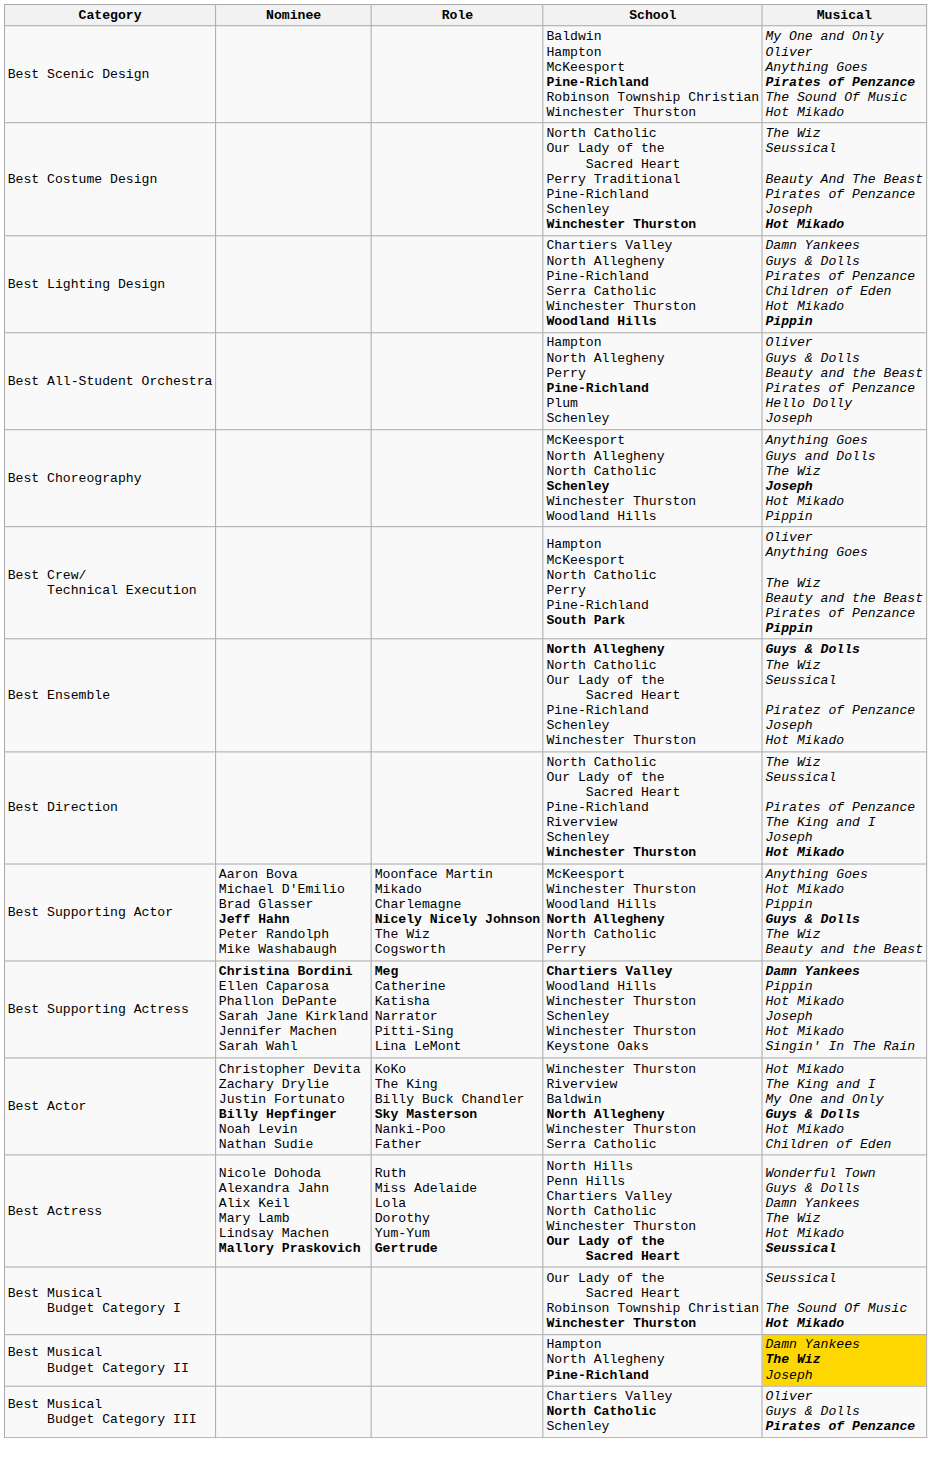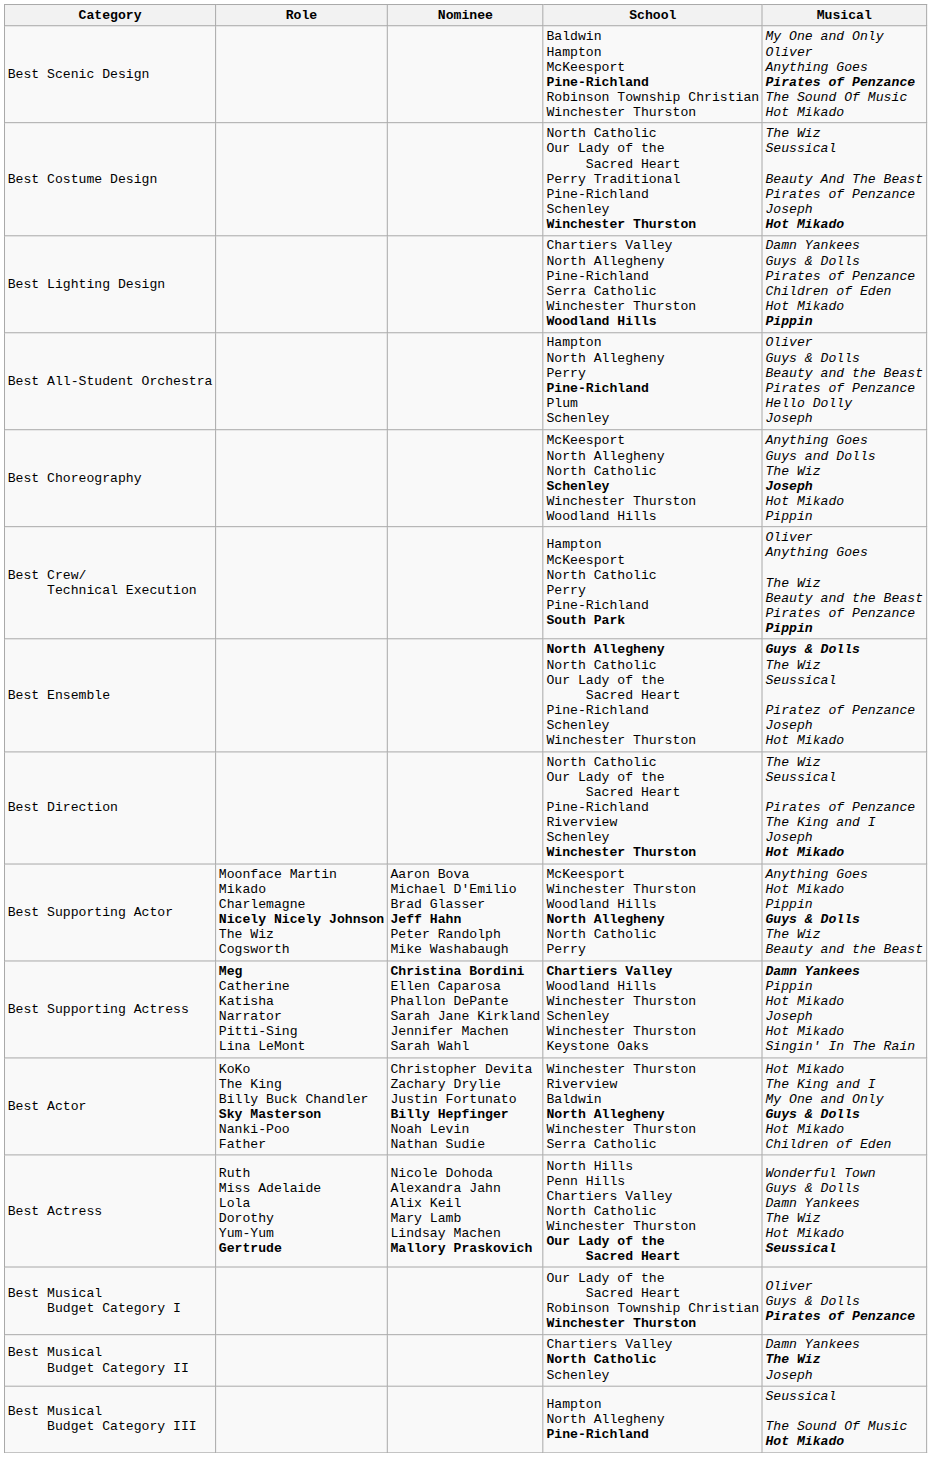columns swapped: (294, 15) <-> (457, 15)
(836, 1301) Seussical The Sound Of Music Hot Mikado -> (840, 1301) Oliver Guys & Dolls Pirates of Penzance
(606, 1360) Hampton North Allegheny Pine-Richland -> (609, 1360) Chartiers Valley North Catholic Schenley
(813, 1360) gold background -> (813, 1360) no background
(609, 1412) Chartiers Valley North Catholic Schenley -> (606, 1419) Hampton North Allegheny Pine-Richland
(840, 1412) Oliver Guys & Dolls Pirates of Penzance -> (836, 1419) Seussical The Sound Of Music Hot Mikado
